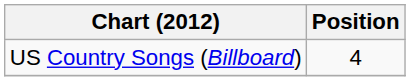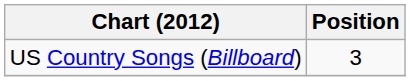(356, 57) 4 -> (356, 57) 3
